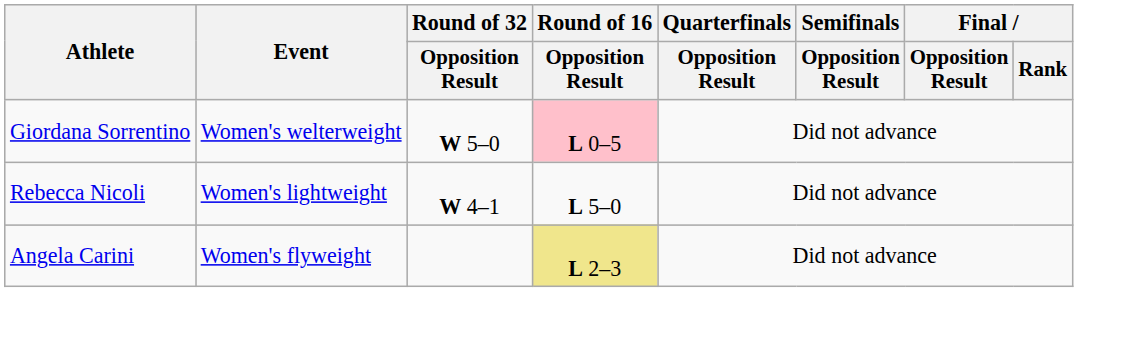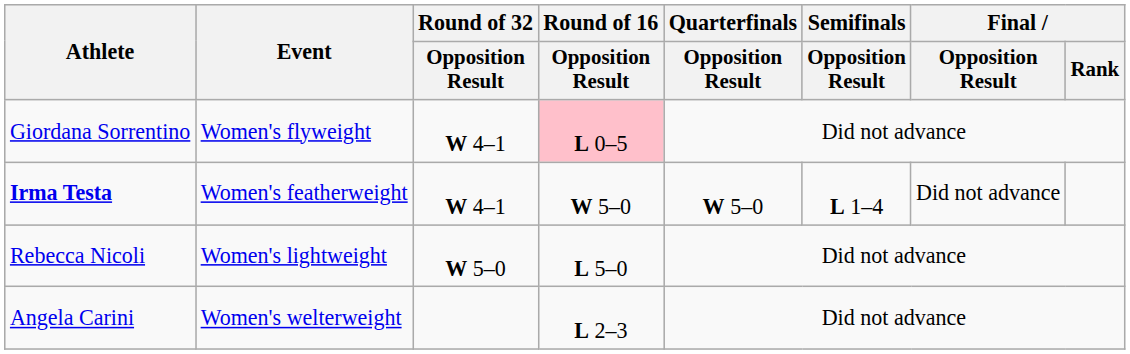(301, 131) Women's welterweight -> (286, 131) Women's flyweight
(469, 144) W 5–0 -> (476, 144) W 4–1
+ row: (61, 193)
(469, 206) W 4–1 -> (476, 268) W 5–0
(286, 255) Women's flyweight -> (301, 318) Women's welterweight
(595, 268) khaki background -> (601, 331) no background
